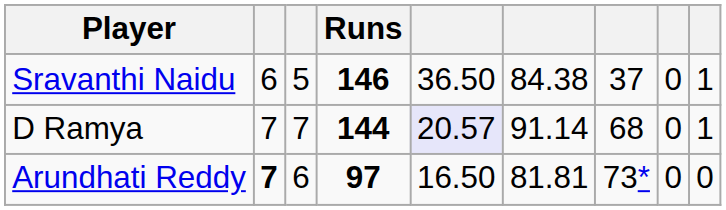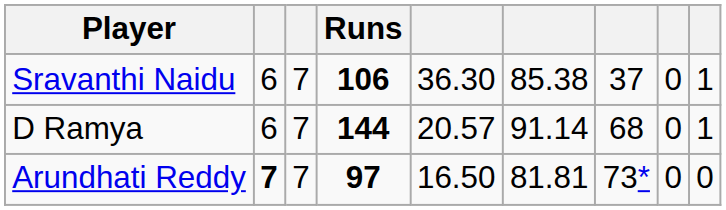(301, 79) 5 -> (301, 79) 7
(363, 79) 146 -> (363, 79) 106
(456, 79) 36.50 -> (456, 79) 36.30
(549, 79) 84.38 -> (549, 79) 85.38
(269, 128) 7 -> (269, 128) 6
(456, 128) lavender background -> (456, 128) no background
(301, 178) 6 -> (301, 178) 7
